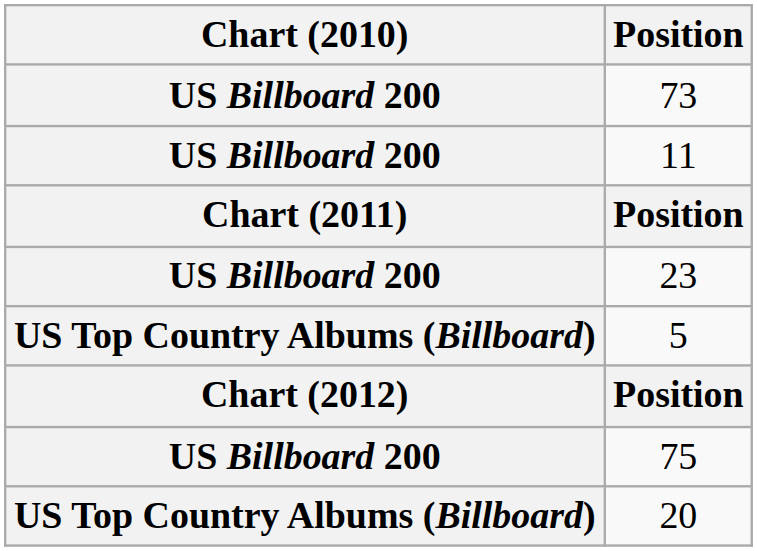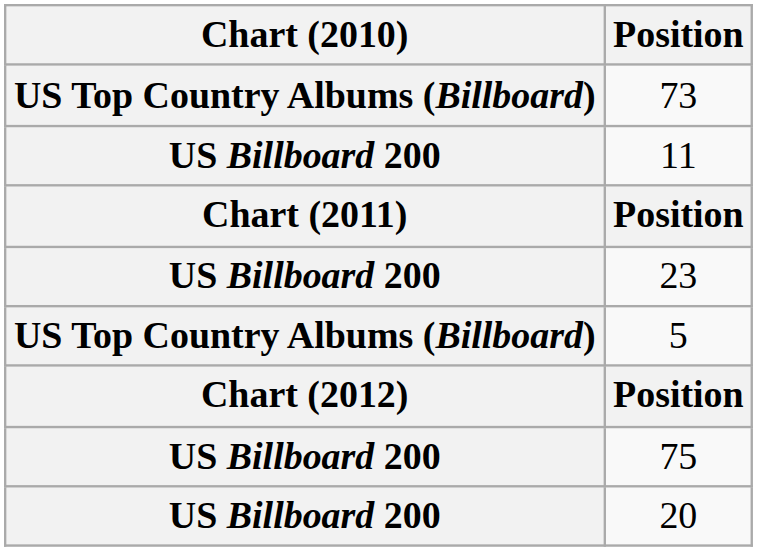(305, 94) US Billboard 200 -> (305, 94) US Top Country Albums (Billboard)
(305, 515) US Top Country Albums (Billboard) -> (305, 515) US Billboard 200
